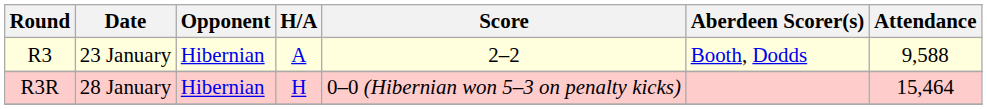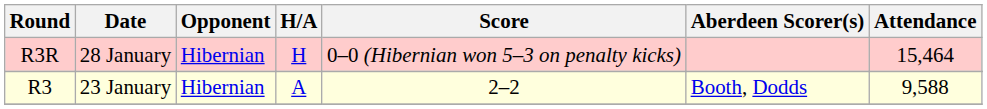rows swapped: (40, 54) <-> (40, 87)
